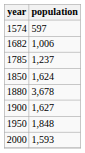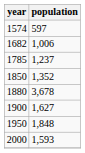(43, 76) 1,624 -> (43, 76) 1,352
